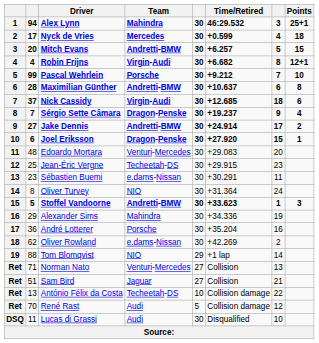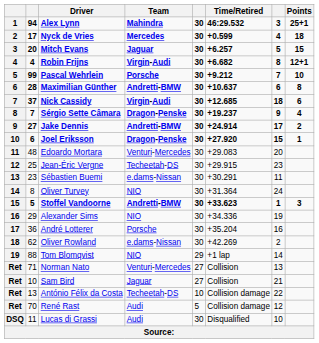(154, 49) Andretti-BMW -> (140, 49) Jaguar
(144, 216) Mahindra -> (134, 216) NIO
(32, 280) 51 -> (32, 280) 10
